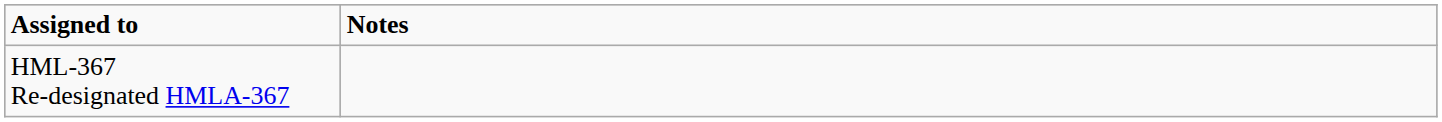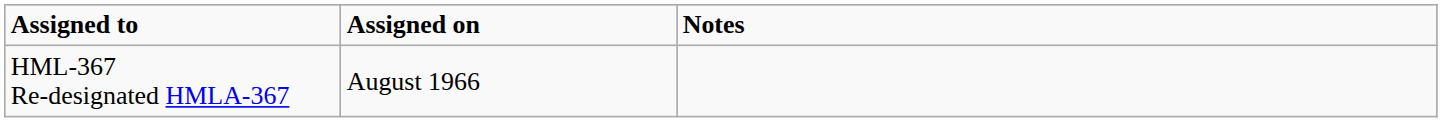+ column: (413, 25)
